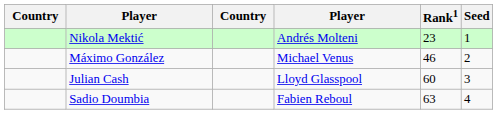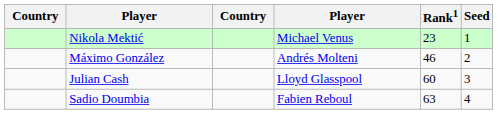(317, 38) Andrés Molteni -> (315, 38) Michael Venus
(315, 58) Michael Venus -> (317, 58) Andrés Molteni
